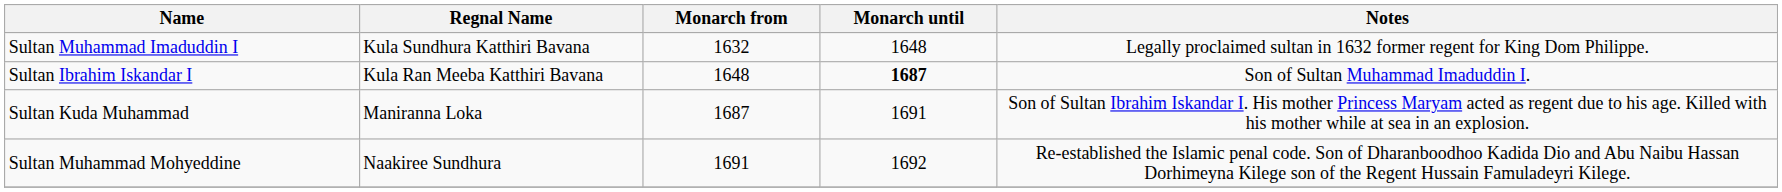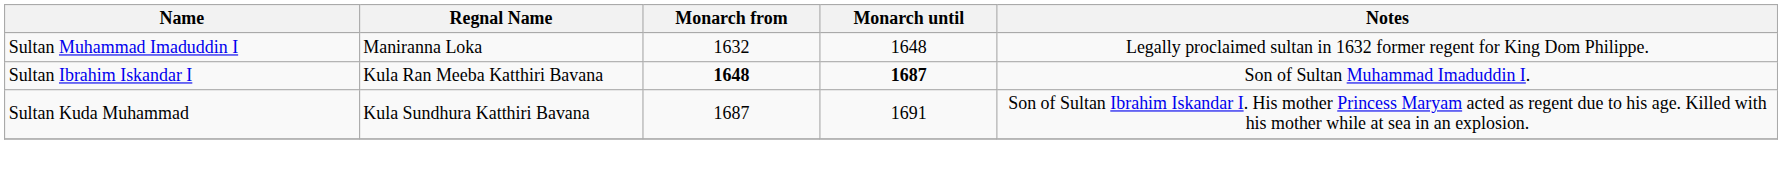(476, 47) Kula Sundhura Katthiri Bavana -> (423, 47) Maniranna Loka
(731, 75) normal -> (731, 75) bold
(423, 114) Maniranna Loka -> (476, 114) Kula Sundhura Katthiri Bavana
- row: (125, 162)
